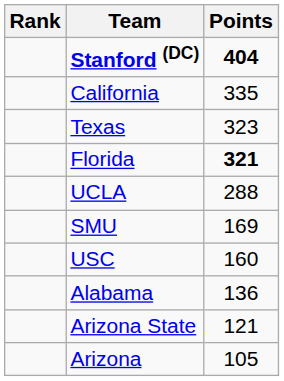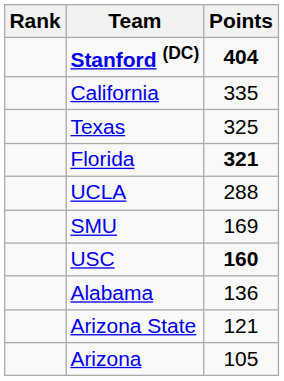(241, 126) 323 -> (241, 126) 325
(241, 259) normal -> (241, 259) bold
